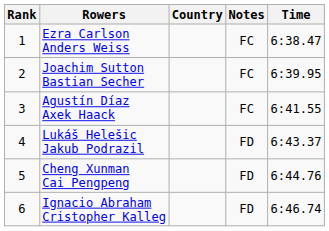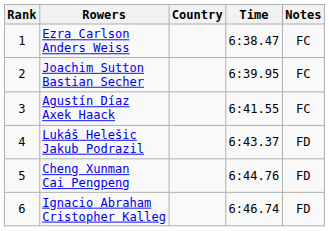columns swapped: (296, 14) <-> (247, 14)
